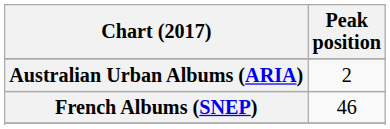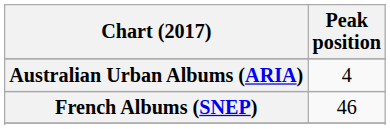(347, 75) 2 -> (347, 75) 4
